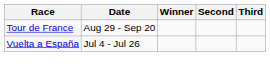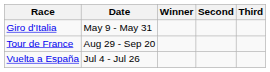+ row: (32, 28)
